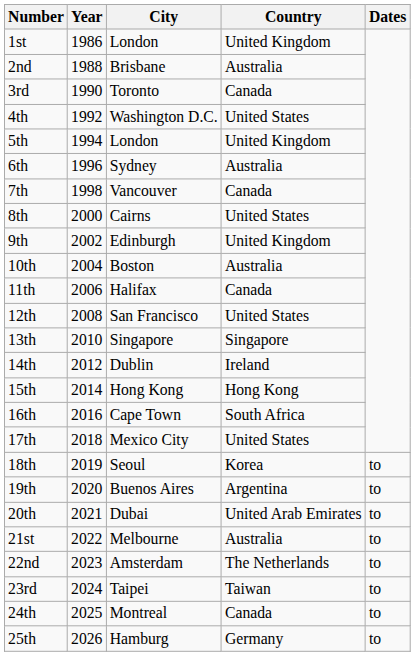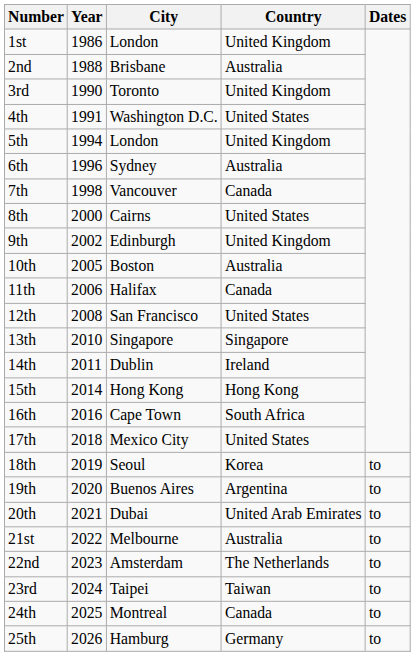(248, 91) Canada -> (278, 91) United Kingdom
(87, 116) 1992 -> (87, 116) 1991
(87, 265) 2004 -> (87, 265) 2005
(87, 365) 2012 -> (86, 365) 2011
